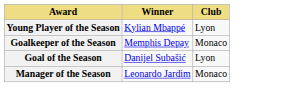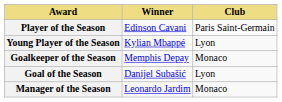+ row: (63, 27)
